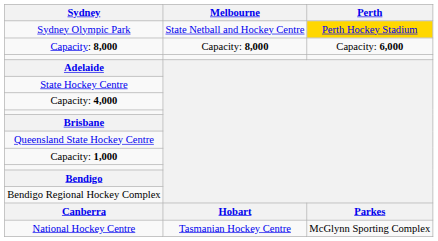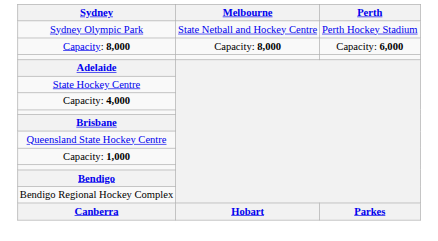(370, 29) gold background -> (370, 29) no background
- row: (84, 228)
